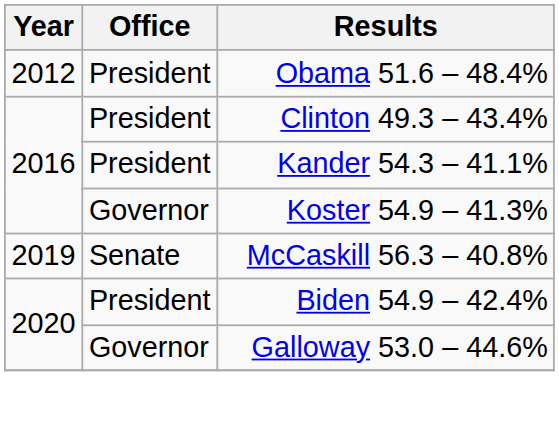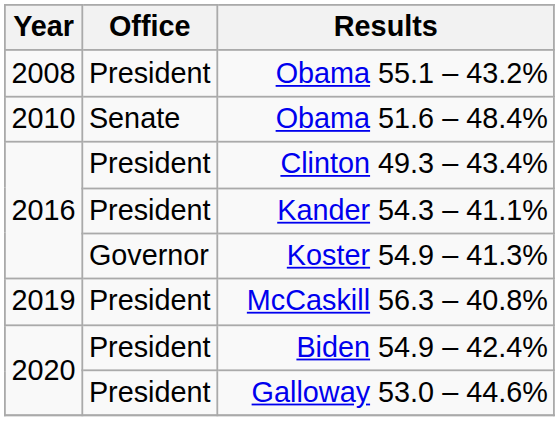+ row: (412, 73)
(44, 73) 2012 -> (44, 118) 2010
(150, 73) President -> (135, 118) Senate
(135, 255) Senate -> (150, 301) President
(149, 347) Governor -> (150, 392) President
